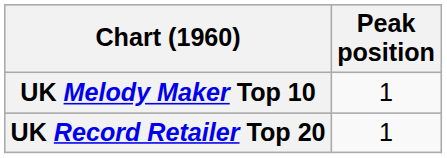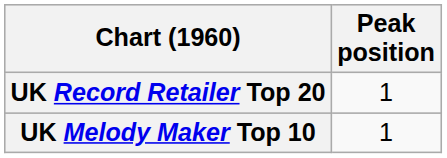rows swapped: (168, 132) <-> (168, 92)
